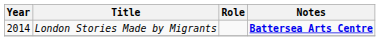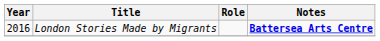(18, 28) 2014 -> (18, 28) 2016
